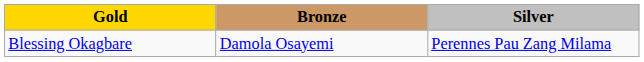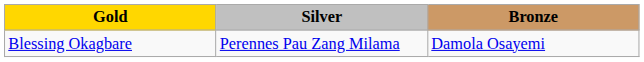columns swapped: (533, 17) <-> (322, 17)
